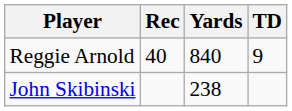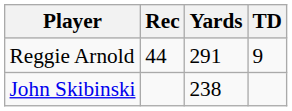(156, 55) 40 -> (156, 55) 44
(205, 55) 840 -> (205, 55) 291
